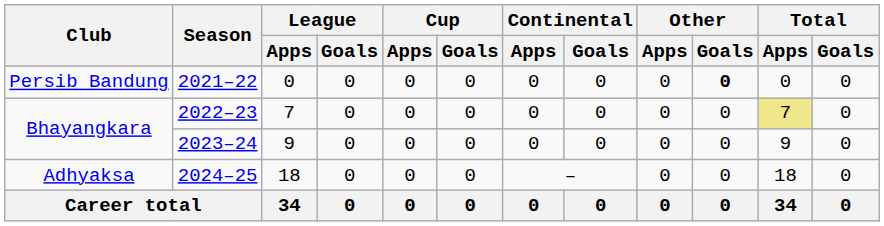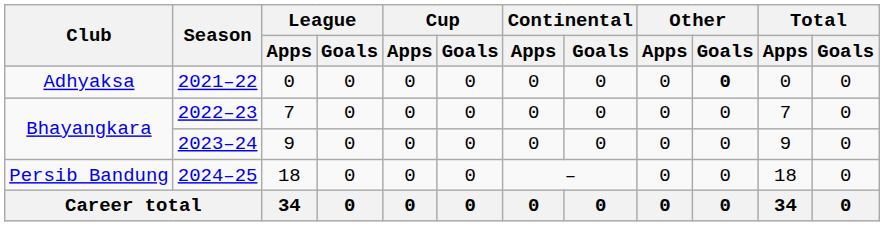(89, 82) Persib Bandung -> (89, 82) Adhyaksa
(785, 113) khaki background -> (785, 113) no background
(89, 175) Adhyaksa -> (89, 175) Persib Bandung
